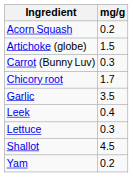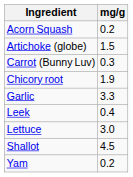(107, 79) 1.7 -> (107, 79) 1.9
(107, 96) 3.5 -> (107, 96) 3.3
(107, 130) 0.3 -> (107, 130) 3.0
